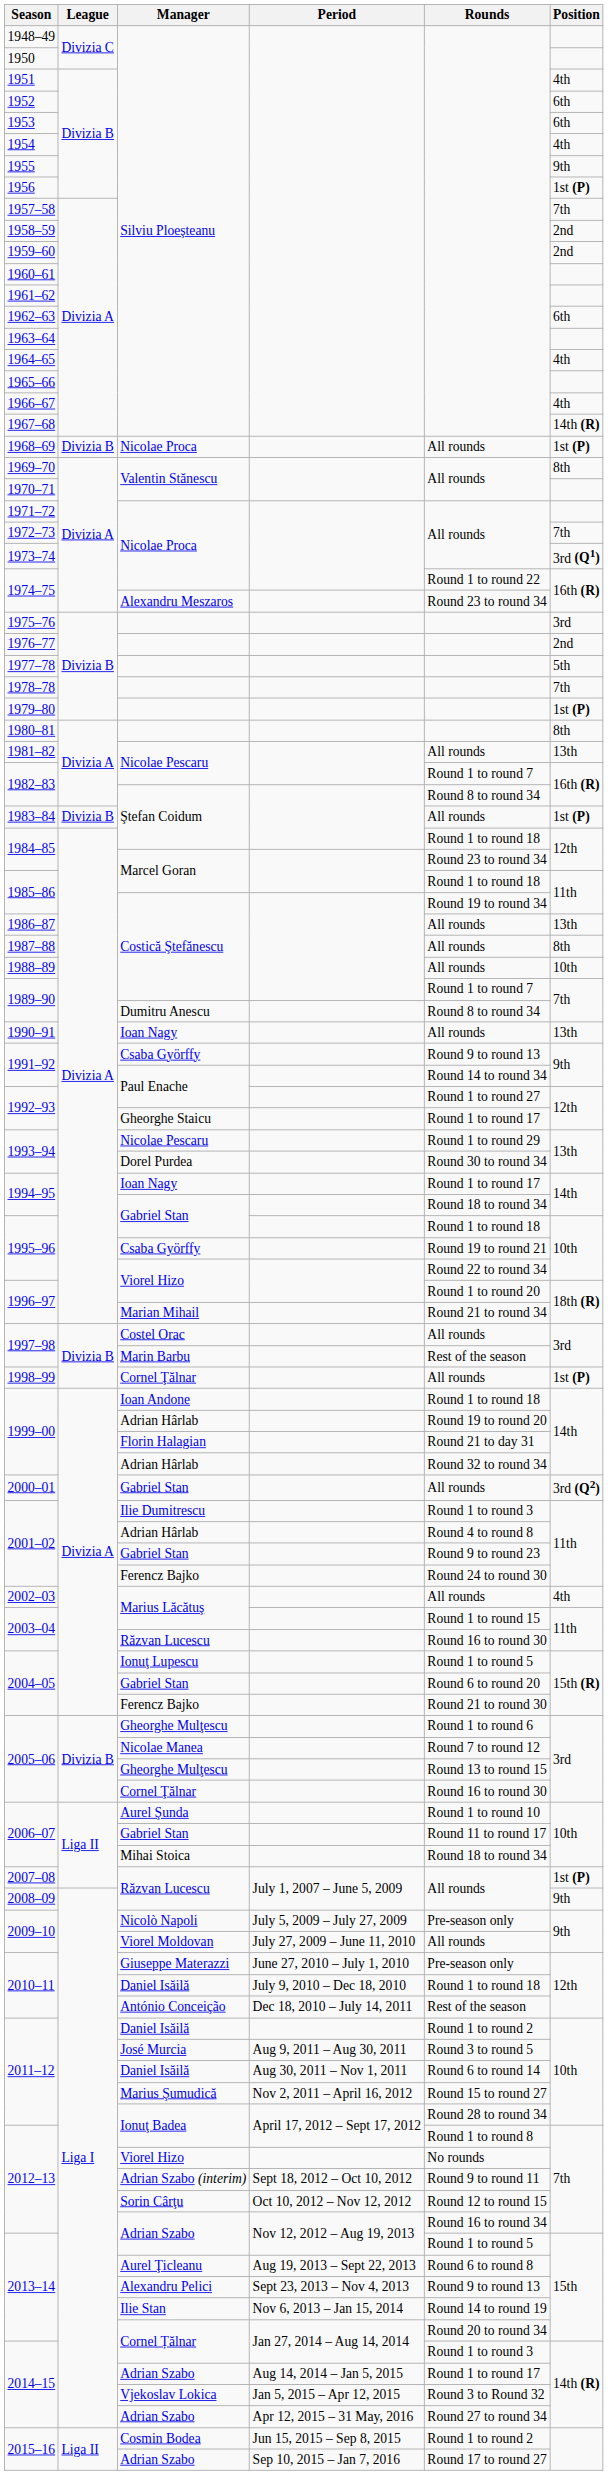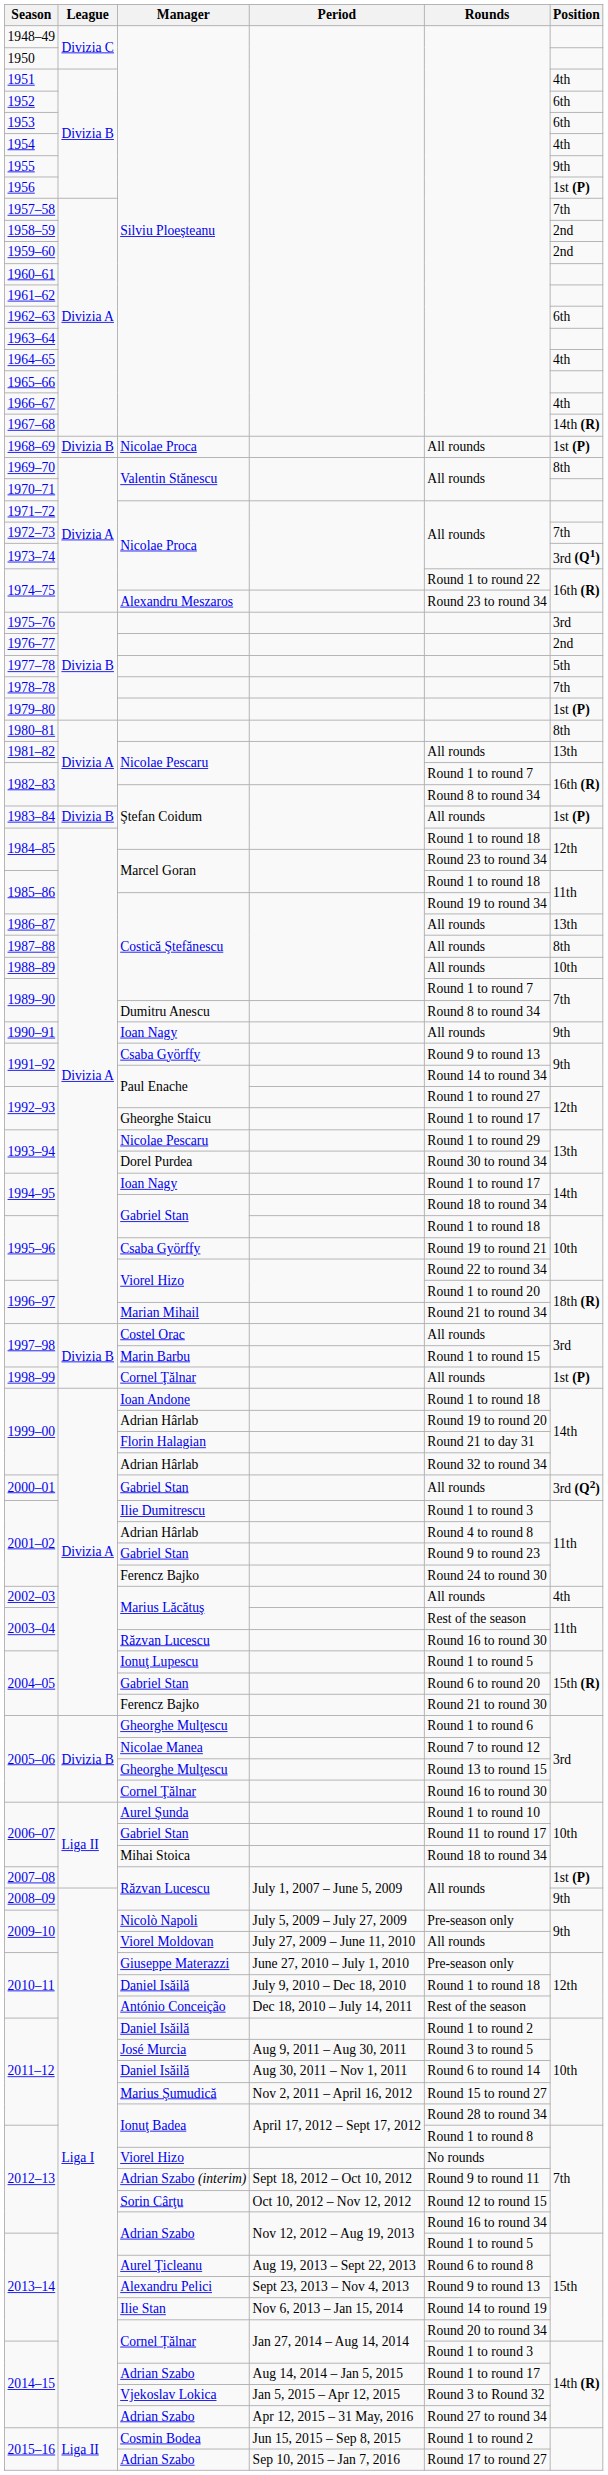(565, 1032) 13th -> (562, 1032) 9th
(477, 1356) Rest of the season -> (484, 1356) Round 1 to round 15
(484, 1618) Round 1 to round 15 -> (477, 1618) Rest of the season
